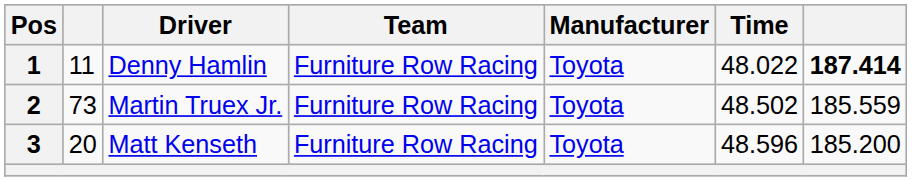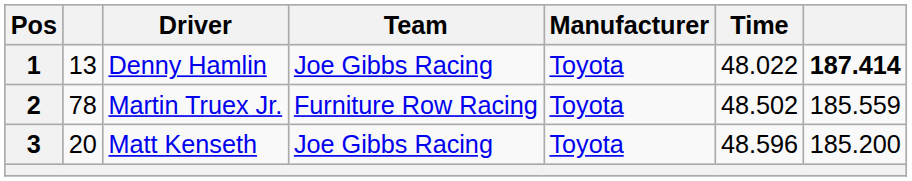(82, 65) 11 -> (83, 65) 13
(416, 65) Furniture Row Racing -> (393, 65) Joe Gibbs Racing
(83, 105) 73 -> (83, 105) 78
(416, 145) Furniture Row Racing -> (393, 145) Joe Gibbs Racing
